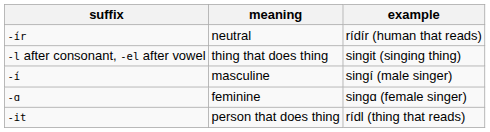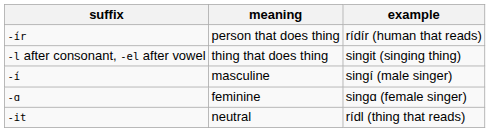(231, 35) neutral -> (276, 35) person that does thing
(276, 117) person that does thing -> (231, 117) neutral
